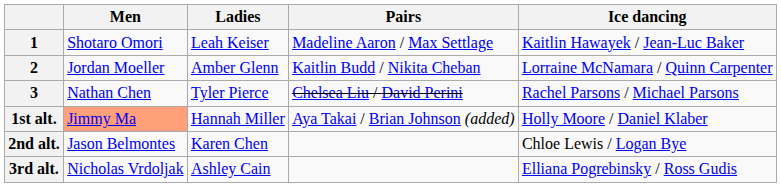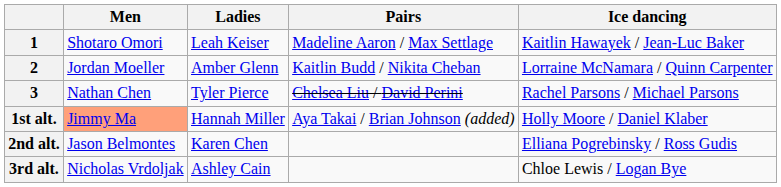(604, 144) Chloe Lewis / Logan Bye -> (630, 144) Elliana Pogrebinsky / Ross Gudis
(630, 169) Elliana Pogrebinsky / Ross Gudis -> (604, 169) Chloe Lewis / Logan Bye
